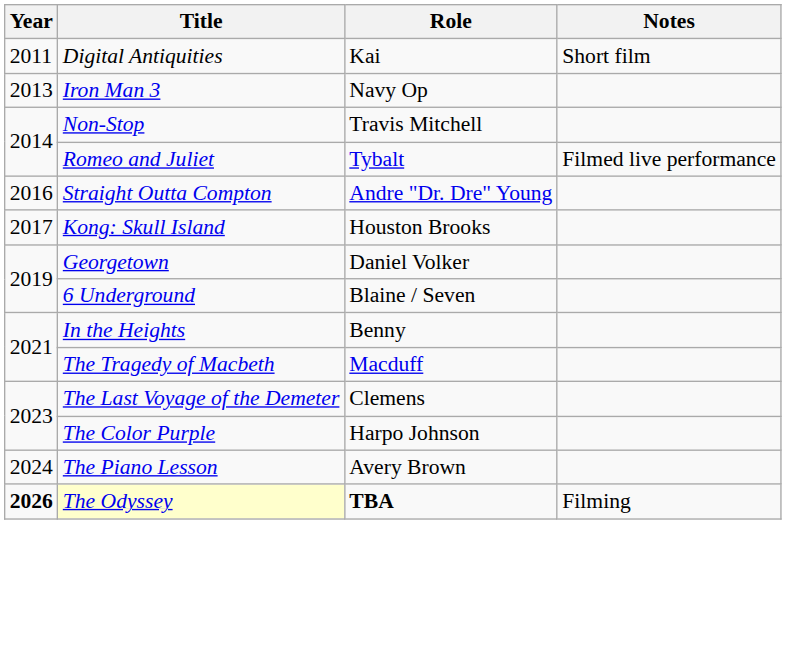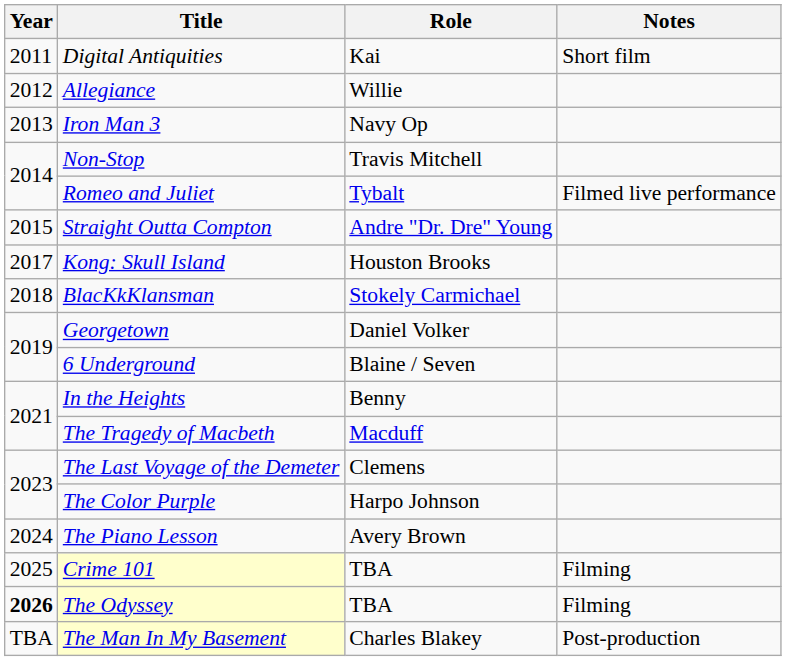+ row: (109, 90)
(31, 192) 2016 -> (31, 227) 2015
+ row: (138, 295)
+ row: (109, 569)
(372, 501) bold -> (371, 603) normal
+ row: (174, 638)
